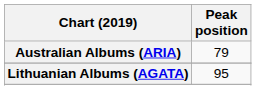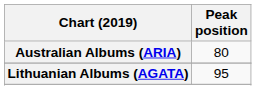(221, 52) 79 -> (221, 52) 80
